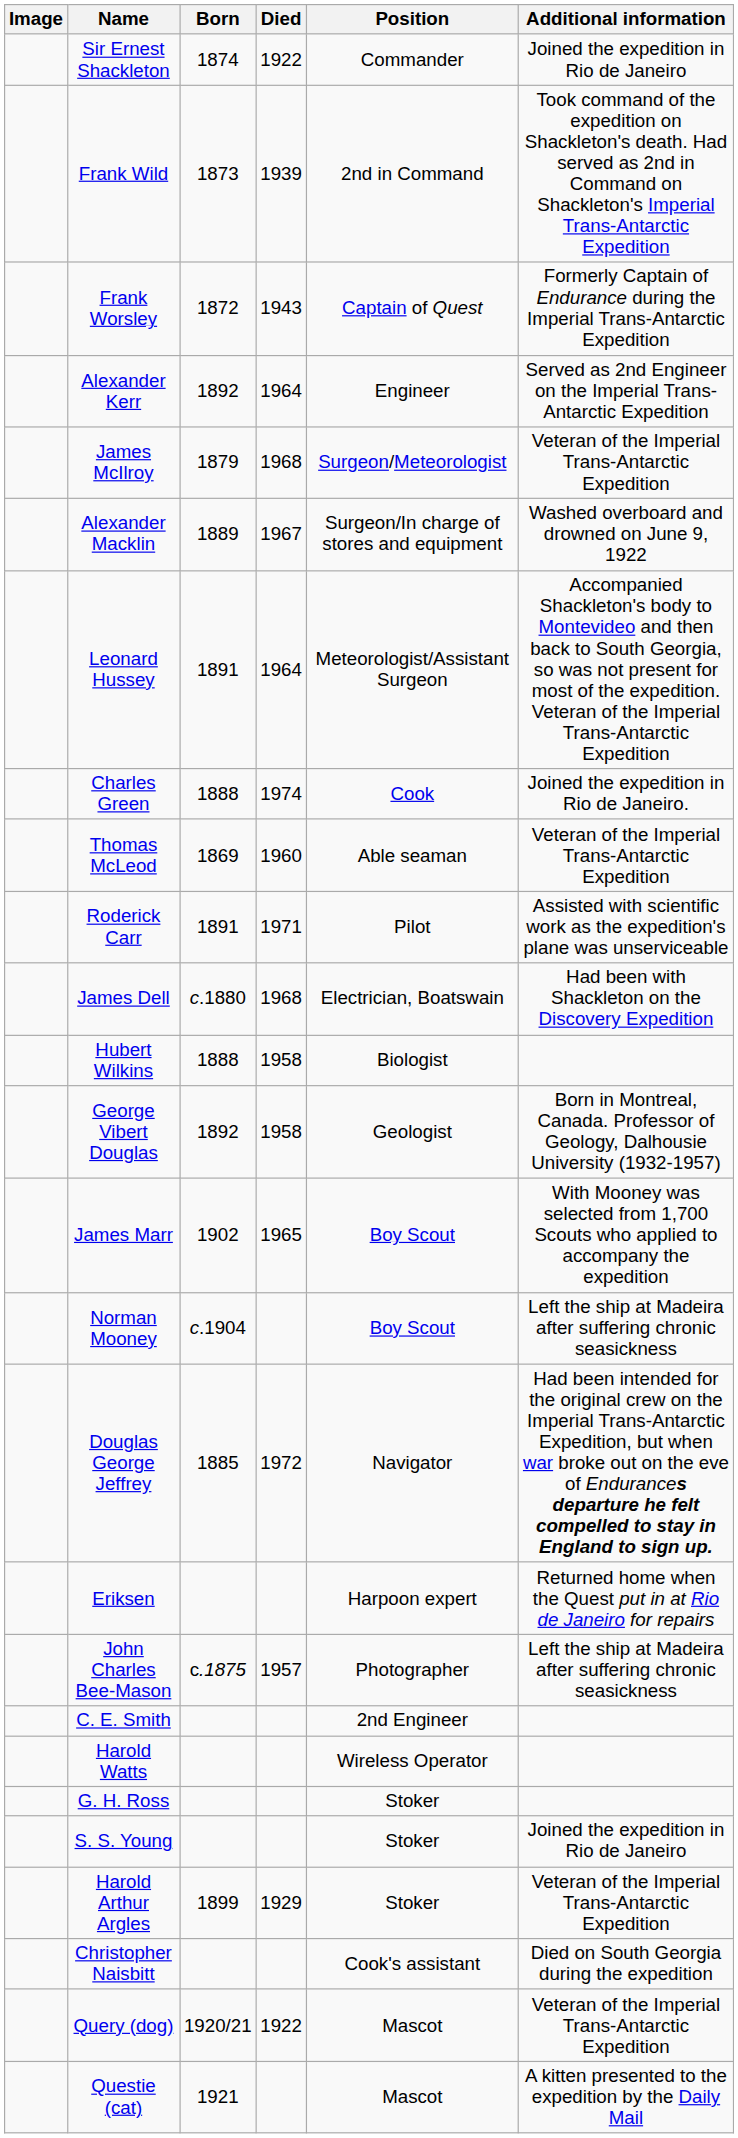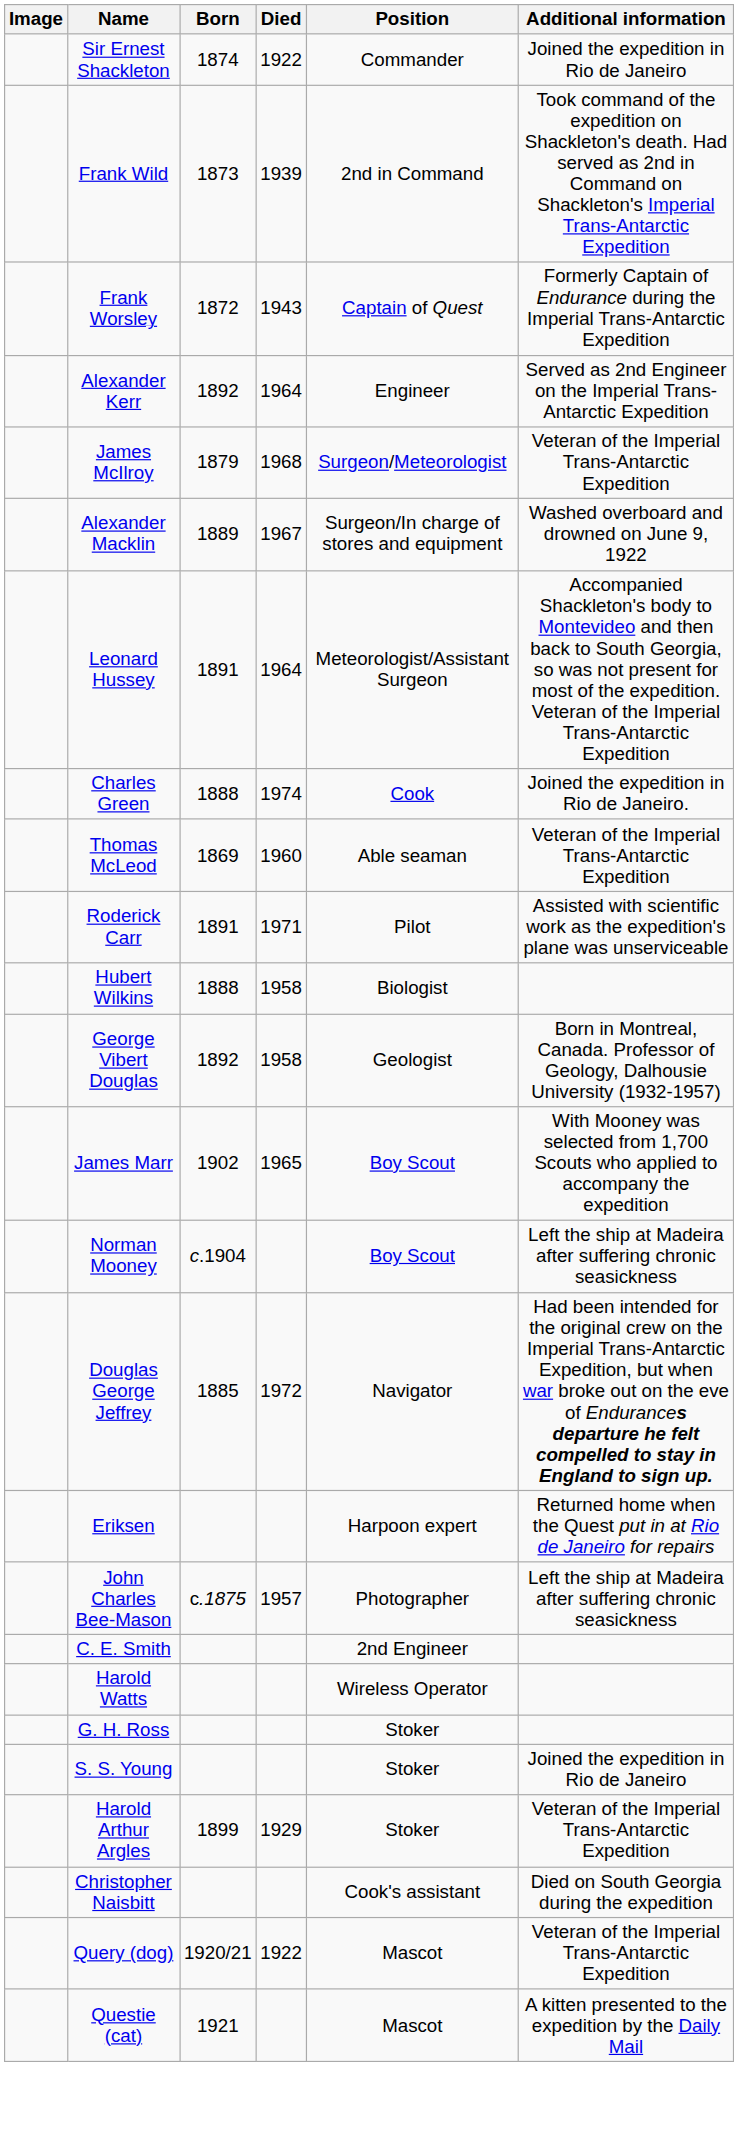- row: (123, 998)
